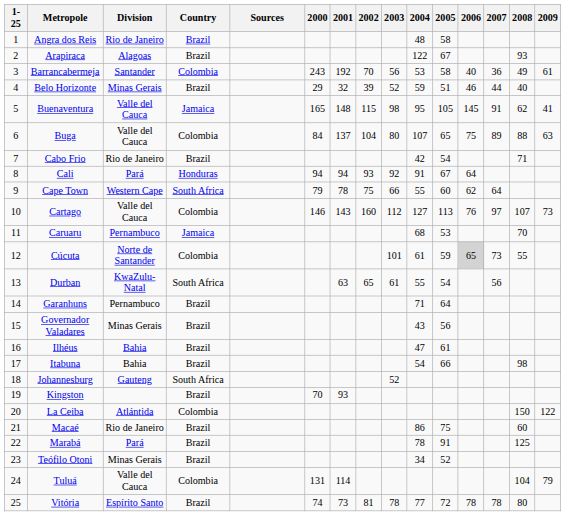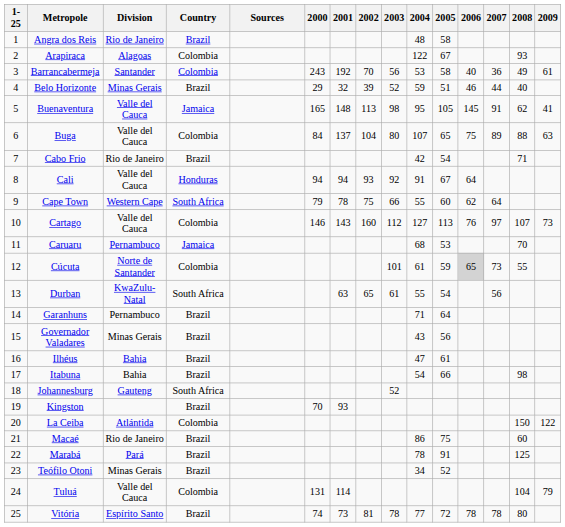(198, 55) Brazil -> (198, 55) Colombia
(369, 109) 115 -> (369, 109) 113
(135, 174) Pará -> (135, 180) Valle del Cauca
